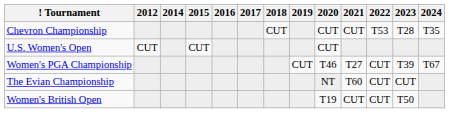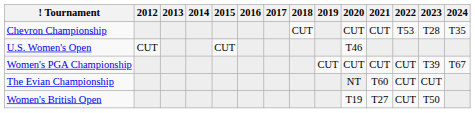+ column: (173, 13)
(328, 47) CUT -> (354, 47) T46
(328, 65) T46 -> (354, 65) CUT
(354, 65) T27 -> (380, 65) CUT
(354, 99) CUT -> (380, 99) T27
